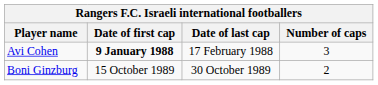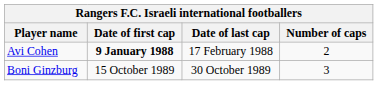(326, 51) 3 -> (326, 51) 2
(326, 70) 2 -> (326, 70) 3
